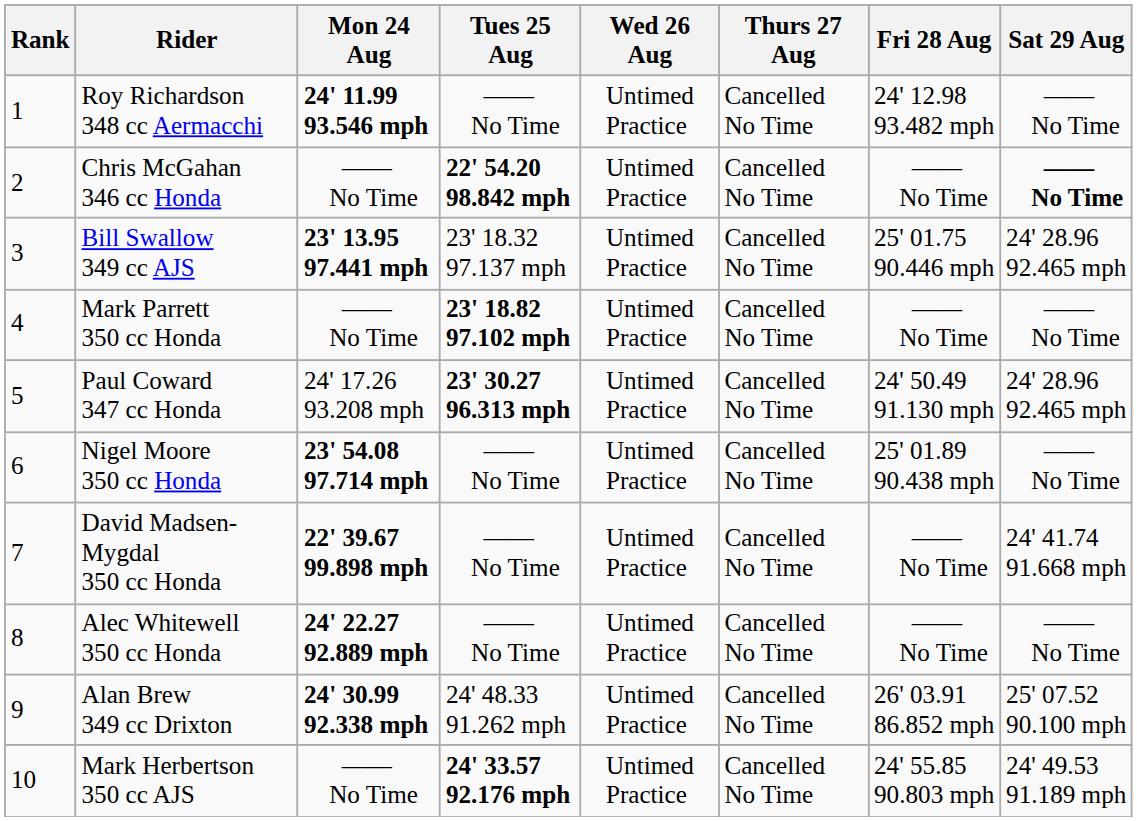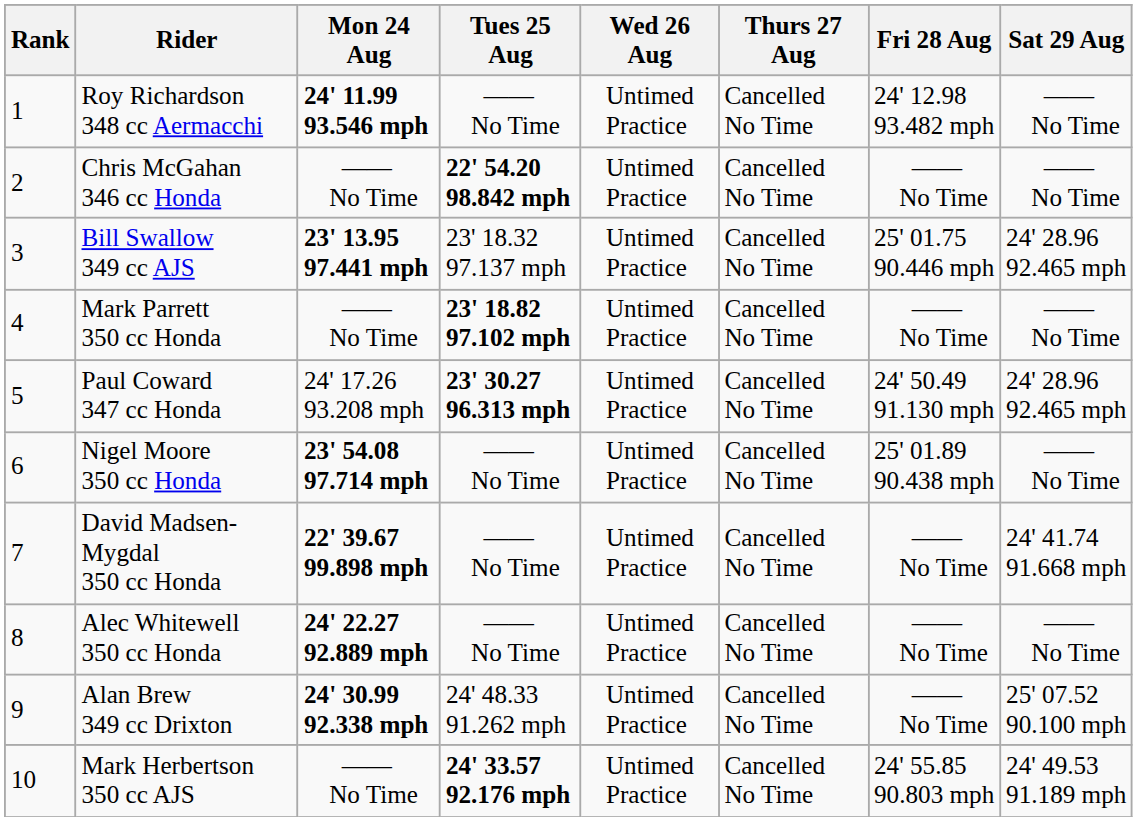(1065, 181) bold -> (1063, 181) normal
(934, 709) 26' 03.91 86.852 mph -> (931, 709) —— No Time
